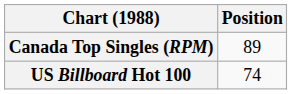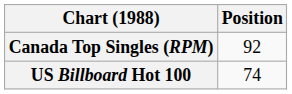(252, 46) 89 -> (252, 46) 92
